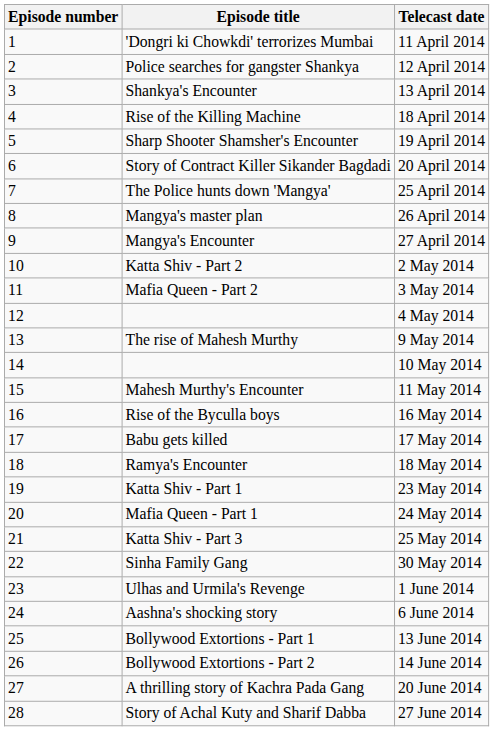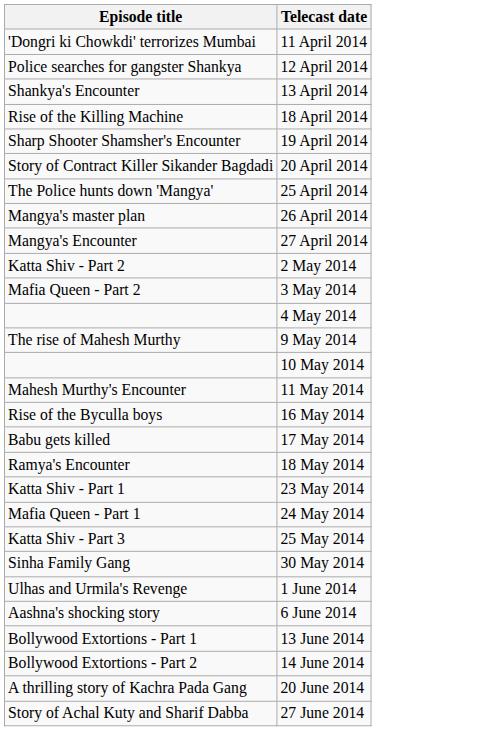- column: (63, 16)
